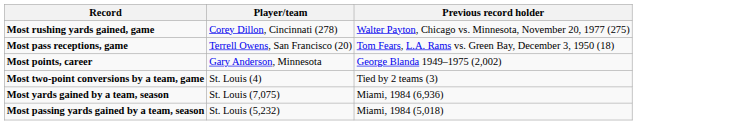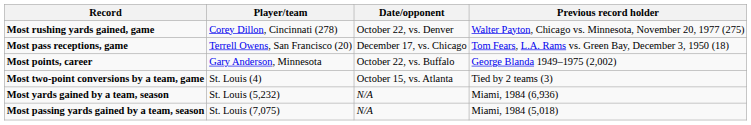+ column: (412, 12)
(244, 95) St. Louis (7,075) -> (244, 95) St. Louis (5,232)
(244, 111) St. Louis (5,232) -> (244, 111) St. Louis (7,075)
